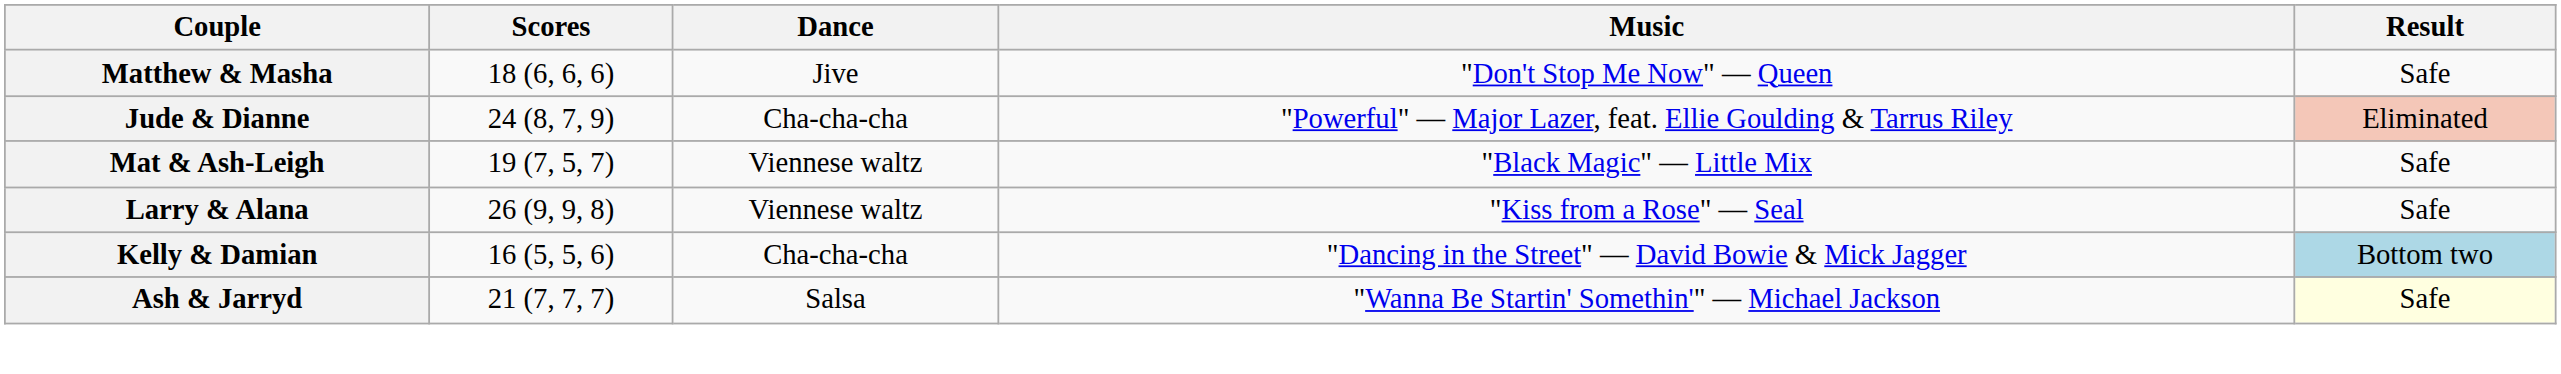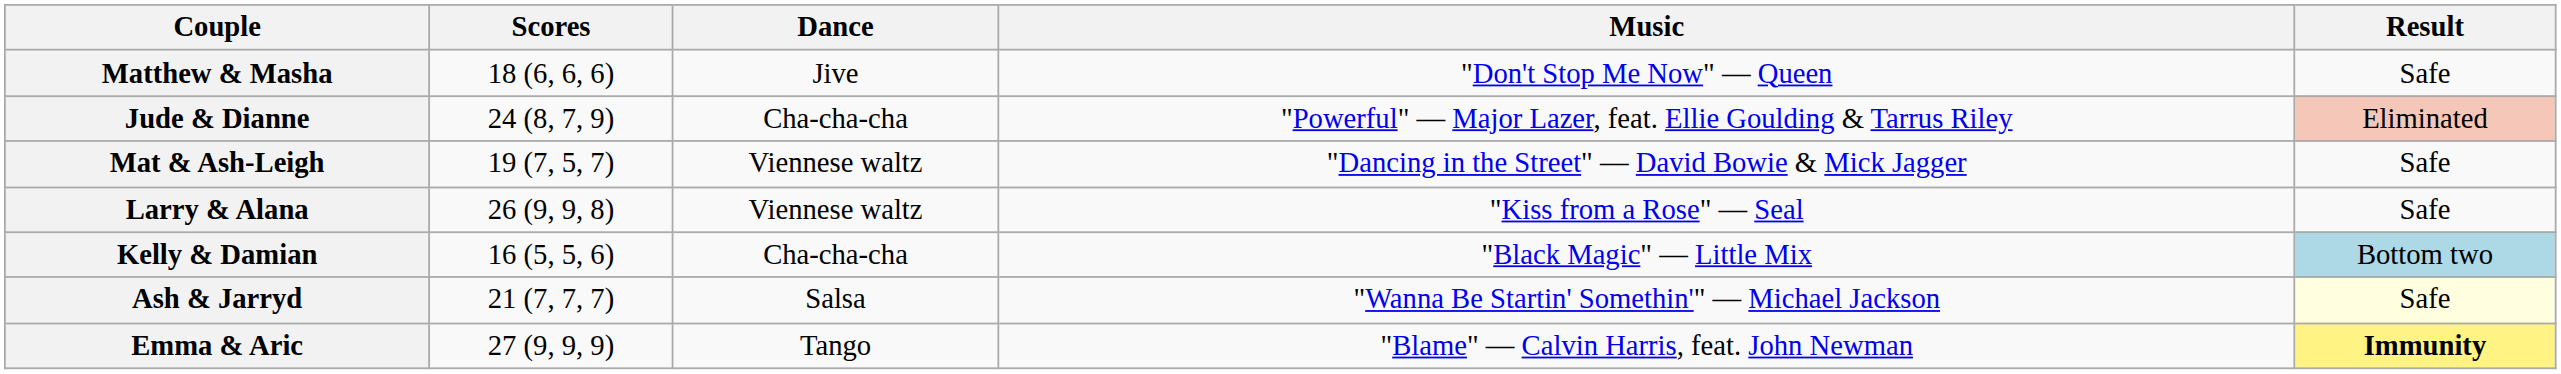(1647, 163) "Black Magic" — Little Mix -> (1647, 163) "Dancing in the Street" — David Bowie & Mick Jagger
(1647, 254) "Dancing in the Street" — David Bowie & Mick Jagger -> (1647, 254) "Black Magic" — Little Mix
+ row: (217, 345)
